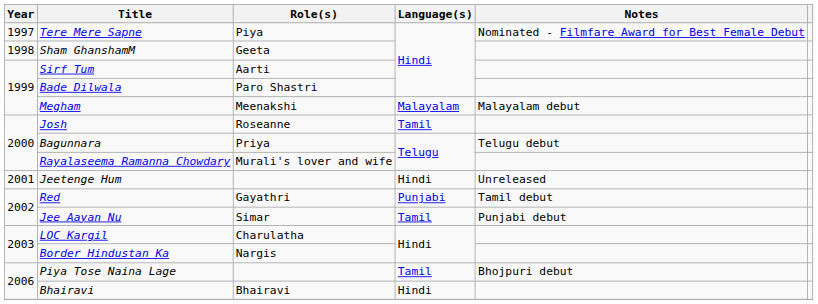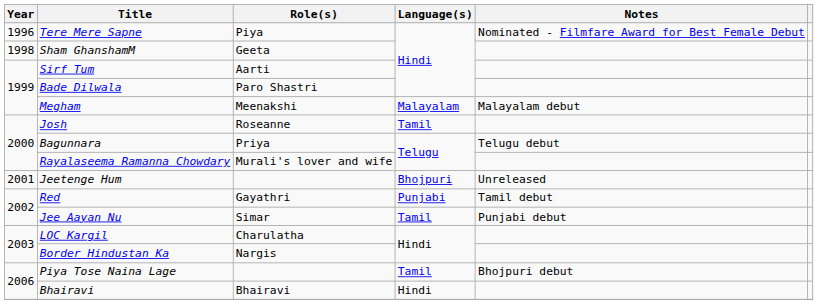(21, 32) 1997 -> (21, 32) 1996
(415, 180) Hindi -> (425, 180) Bhojpuri
